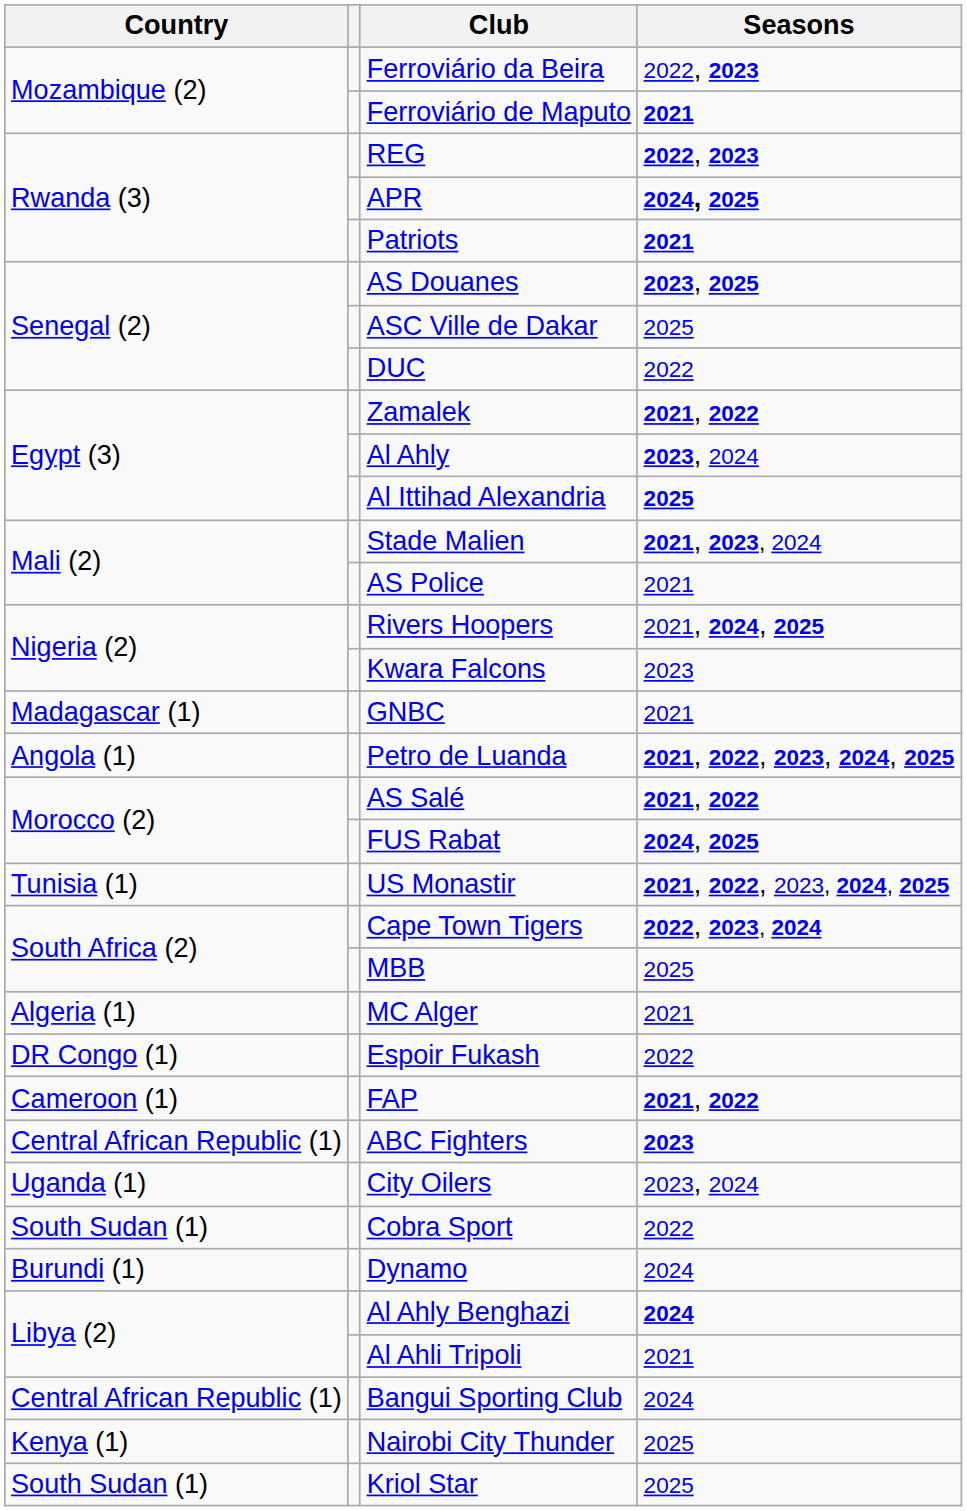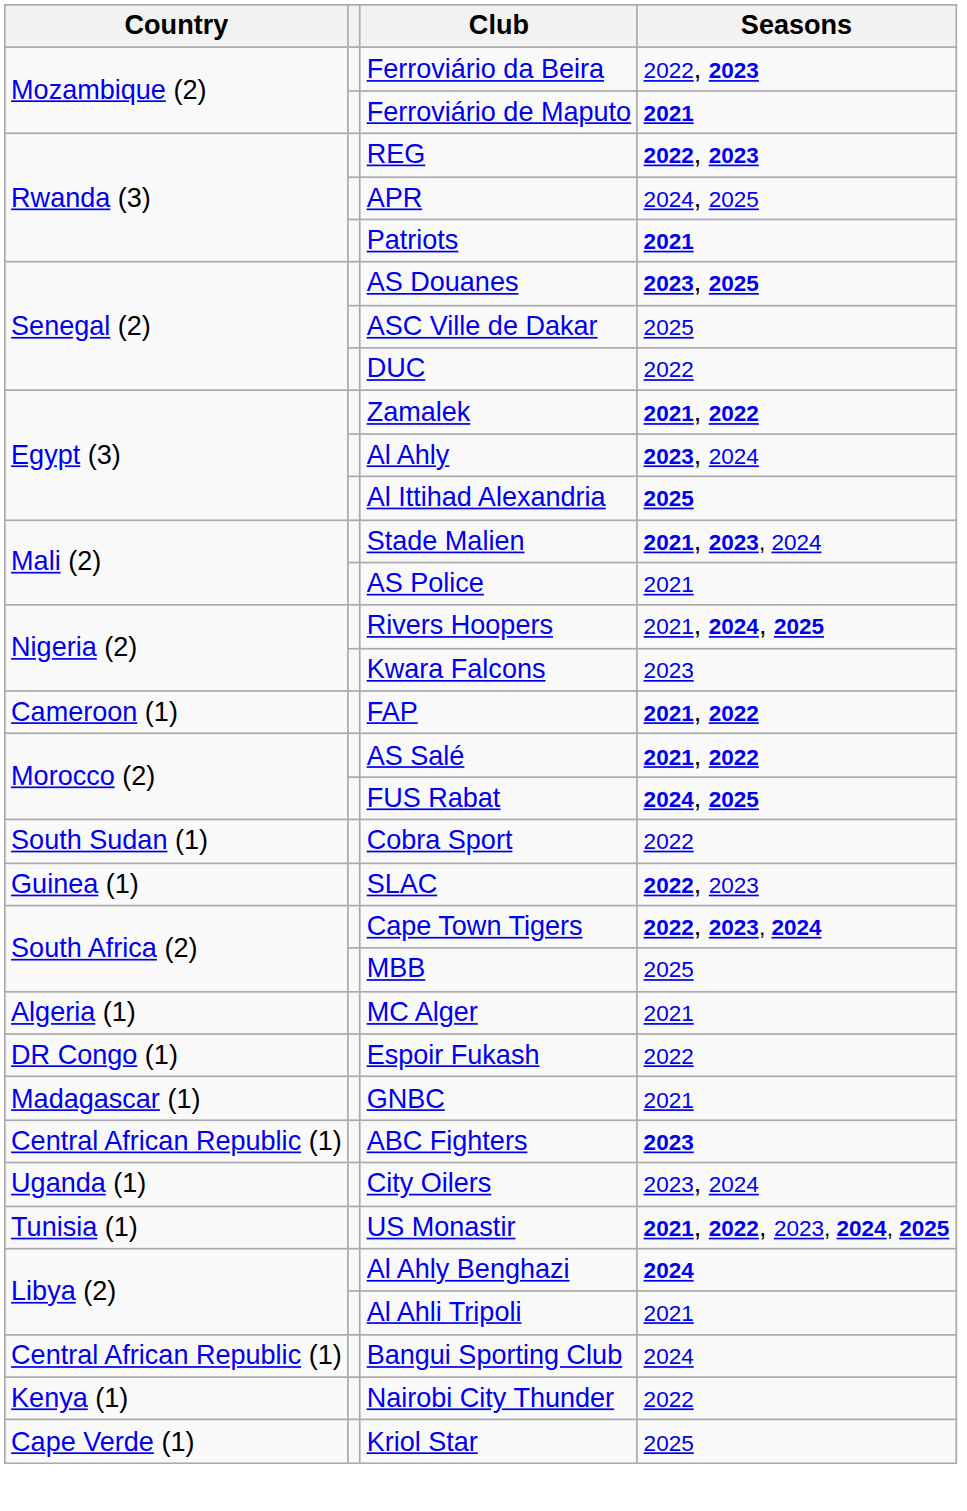(701, 197) bold -> (701, 197) normal
rows swapped: (392, 1098) <-> (406, 712)
- row: (467, 754)
rows swapped: (441, 883) <-> (440, 1226)
+ row: (402, 883)
- row: (417, 1269)
(669, 1441) 2025 -> (669, 1398) 2022
(110, 1483) South Sudan (1) -> (103, 1441) Cape Verde (1)
